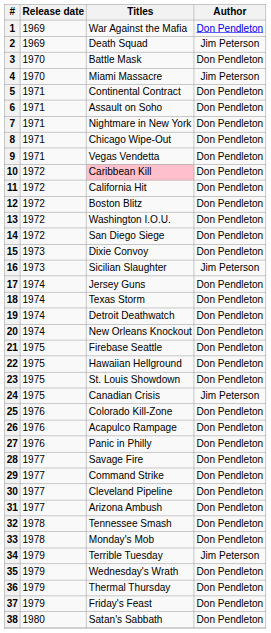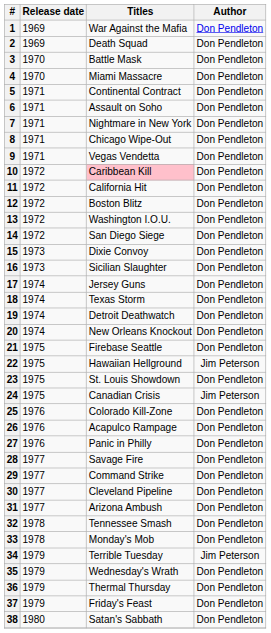(230, 44) Jim Peterson -> (230, 44) Don Pendleton
(230, 76) Jim Peterson -> (230, 76) Don Pendleton
(230, 268) Jim Peterson -> (230, 268) Don Pendleton
(230, 364) Don Pendleton -> (230, 364) Jim Peterson
